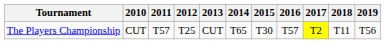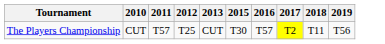- column: (238, 13)
